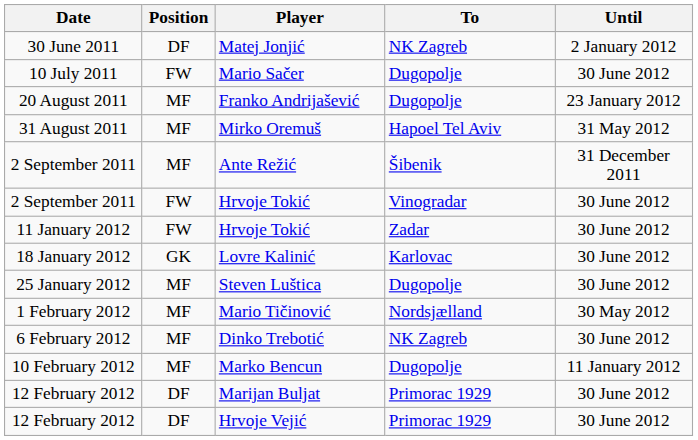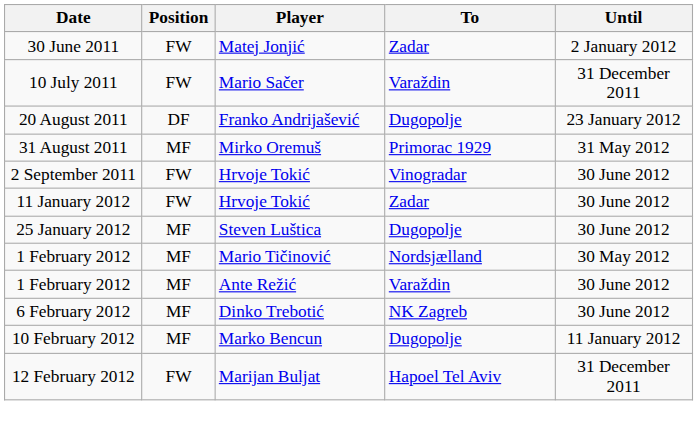(178, 45) DF -> (178, 45) FW
(428, 45) NK Zagreb -> (409, 45) Zadar
(425, 73) Dugopolje -> (420, 82) Varaždin
(624, 73) 30 June 2012 -> (624, 82) 31 December 2011
(178, 100) MF -> (178, 119) DF
(445, 127) Hapoel Tel Aviv -> (440, 147) Primorac 1929
- row: (73, 164)
- row: (73, 256)
+ row: (73, 284)
(178, 393) DF -> (178, 376) FW
(440, 393) Primorac 1929 -> (445, 376) Hapoel Tel Aviv
(624, 393) 30 June 2012 -> (624, 376) 31 December 2011
- row: (73, 421)
